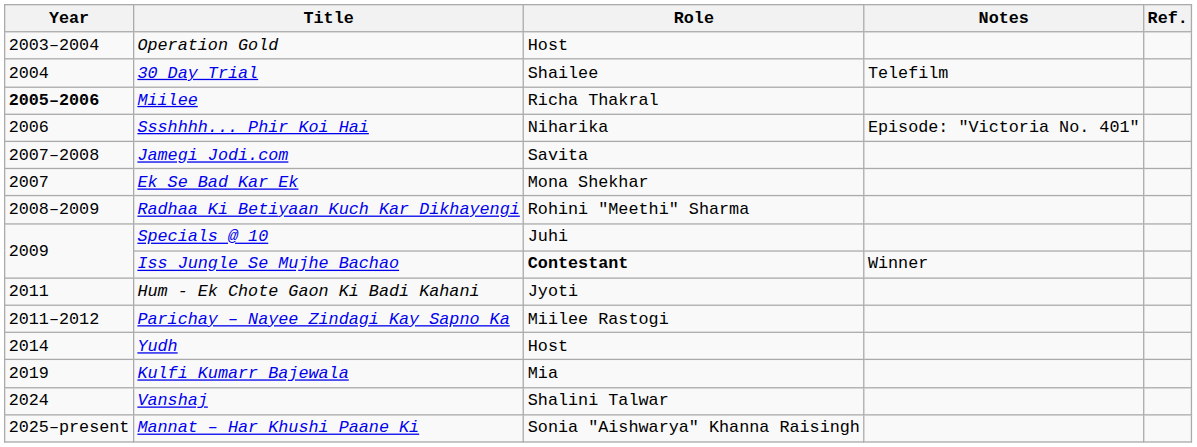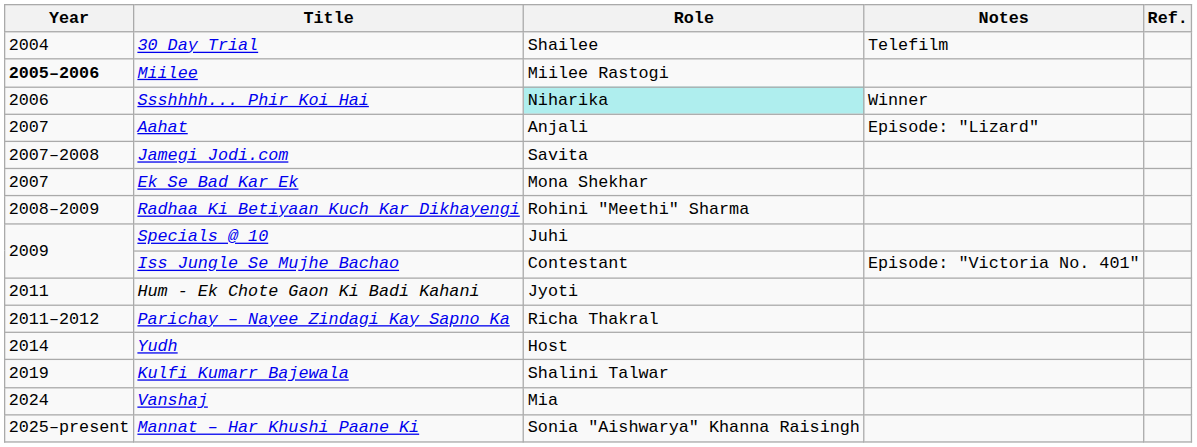- row: (208, 46)
(593, 100) Richa Thakral -> (598, 73) Miilee Rastogi
(568, 128) no background -> (568, 100) paleturquoise background
(1004, 128) Episode: "Victoria No. 401" -> (898, 100) Winner
+ row: (163, 128)
(578, 264) bold -> (578, 264) normal
(898, 264) Winner -> (1004, 264) Episode: "Victoria No. 401"
(598, 319) Miilee Rastogi -> (593, 319) Richa Thakral
(543, 374) Mia -> (598, 374) Shalini Talwar
(598, 401) Shalini Talwar -> (543, 401) Mia
